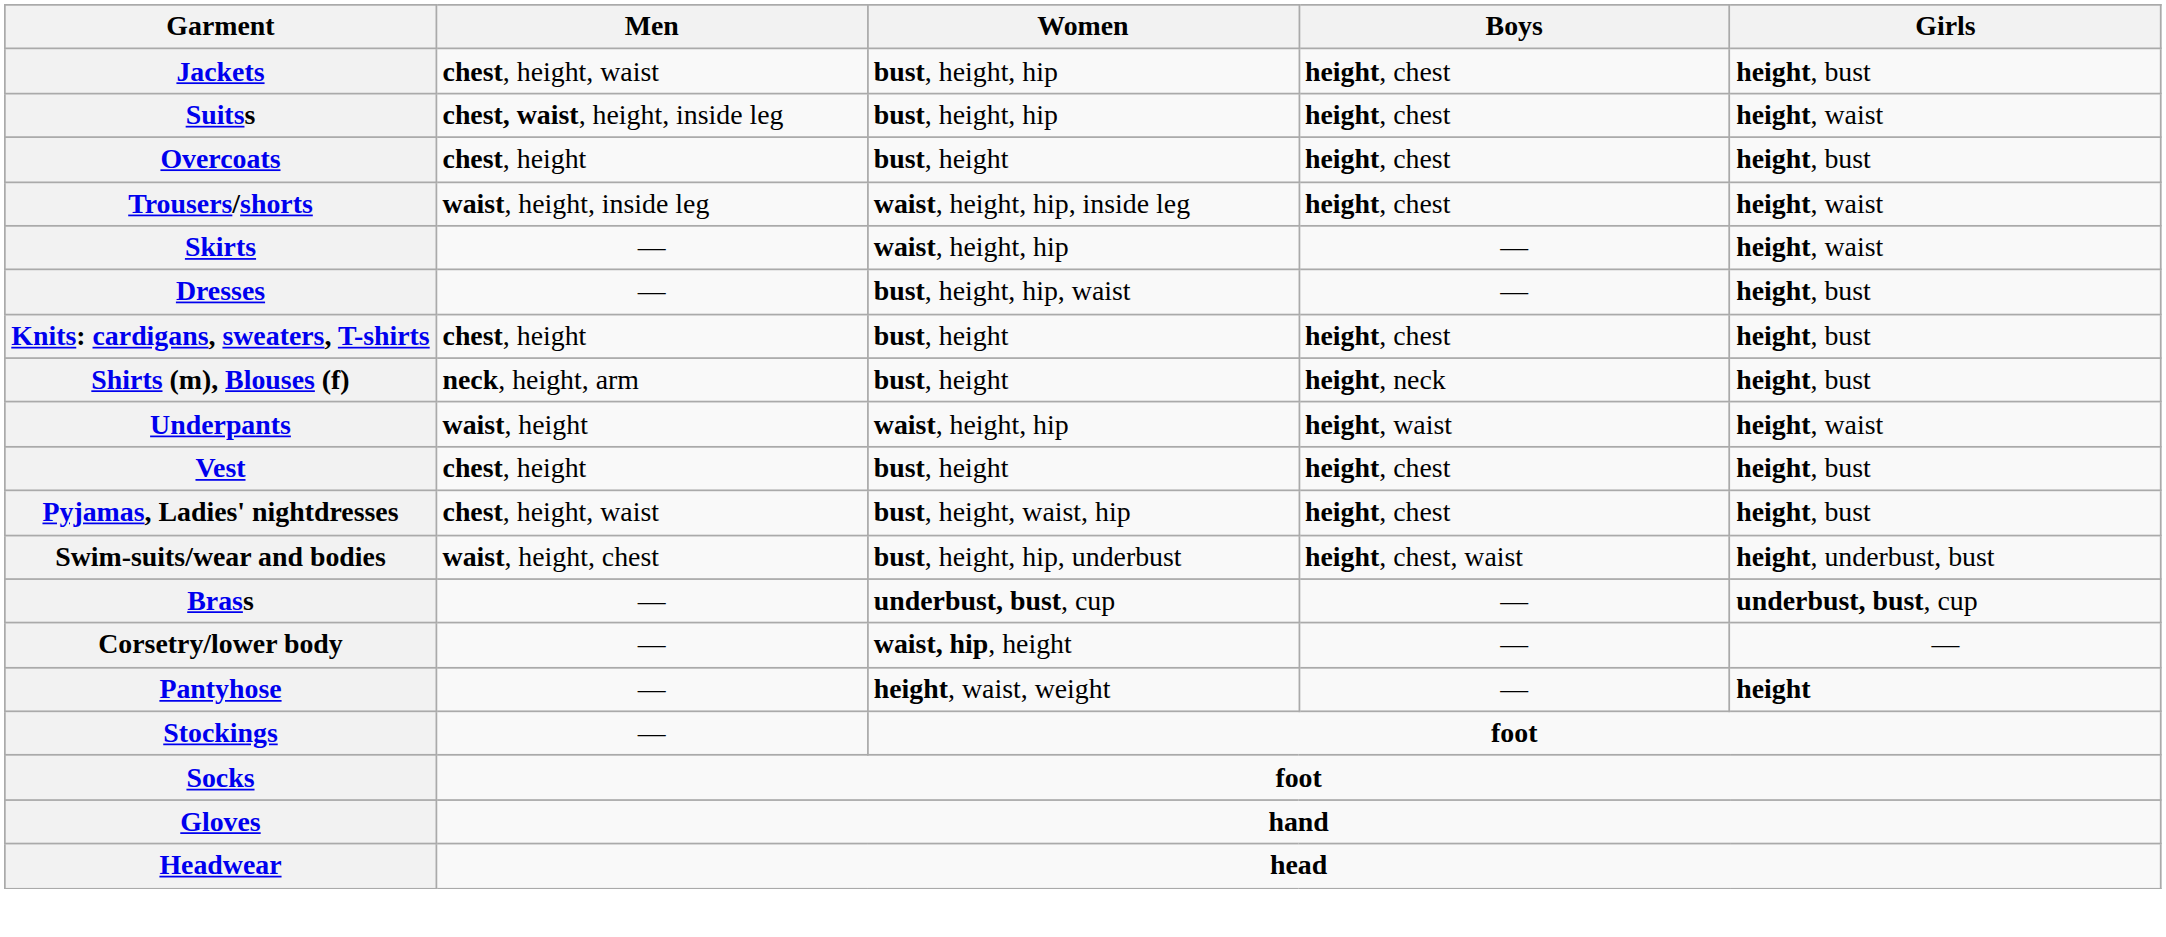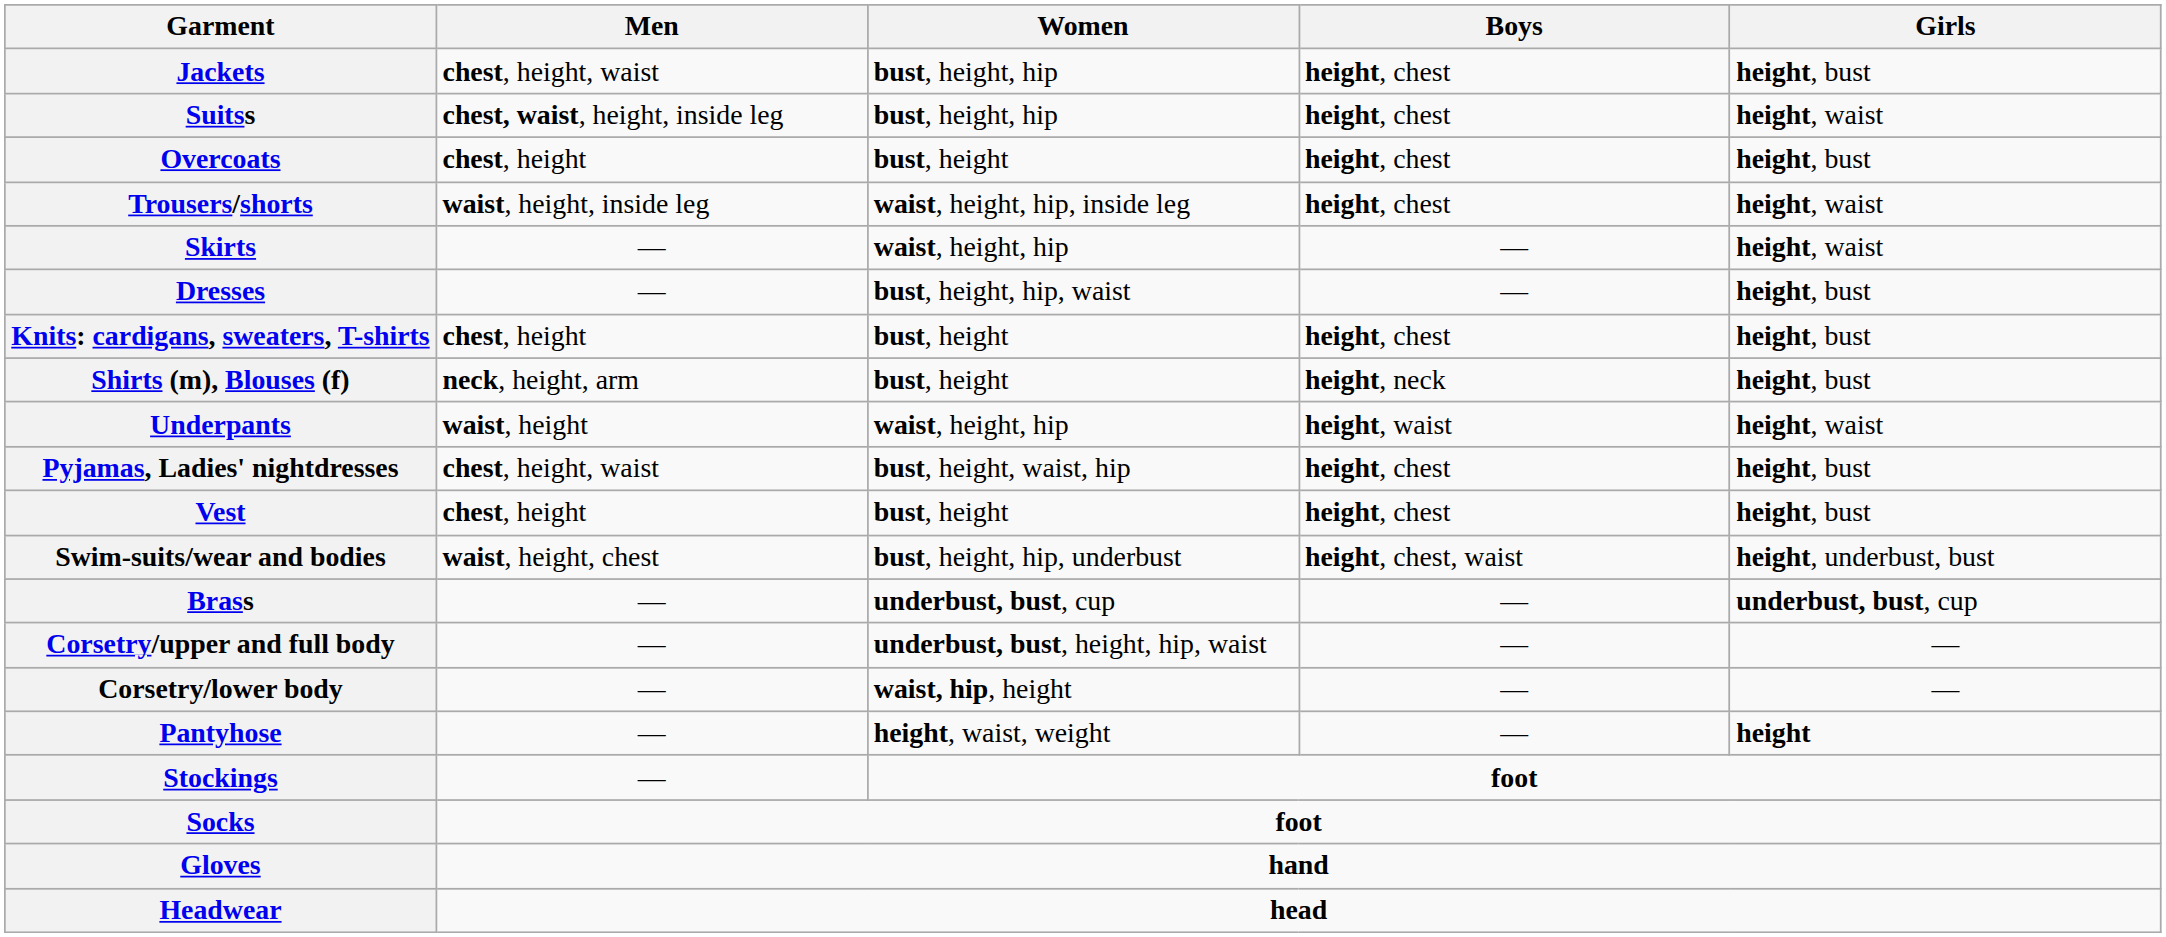rows swapped: (220, 468) <-> (220, 512)
+ row: (220, 644)
